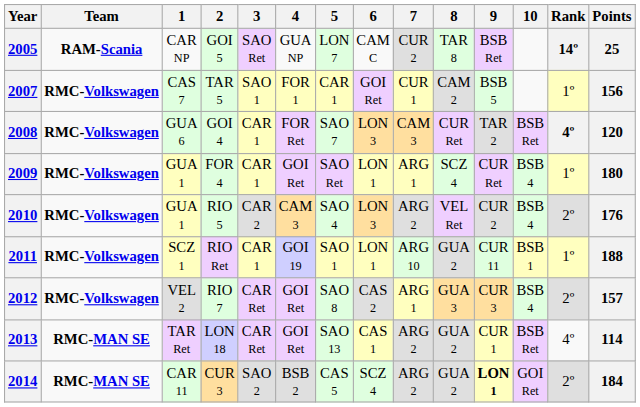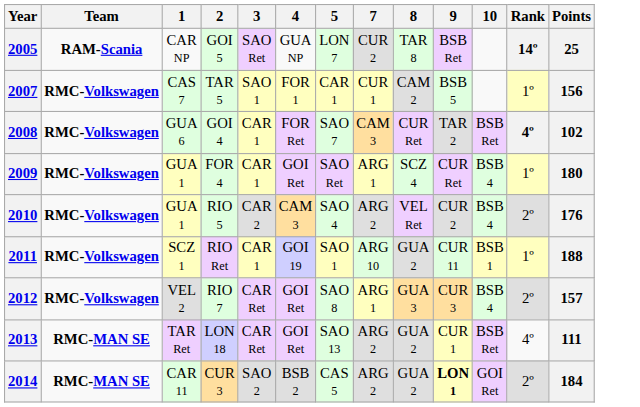- column: (373, 16)
(612, 132) 120 -> (571, 132) 102
(612, 339) 114 -> (571, 339) 111
